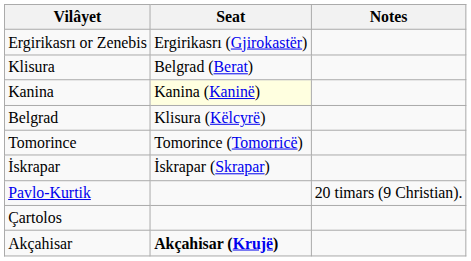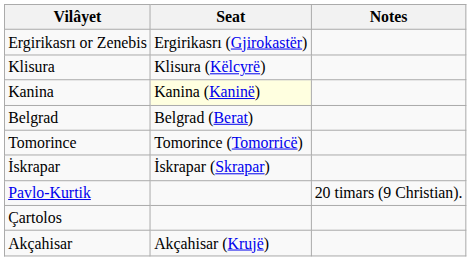(204, 67) Belgrad (Berat) -> (210, 67) Klisura (Këlcyrë)
(210, 117) Klisura (Këlcyrë) -> (204, 117) Belgrad (Berat)
(216, 243) bold -> (212, 243) normal
